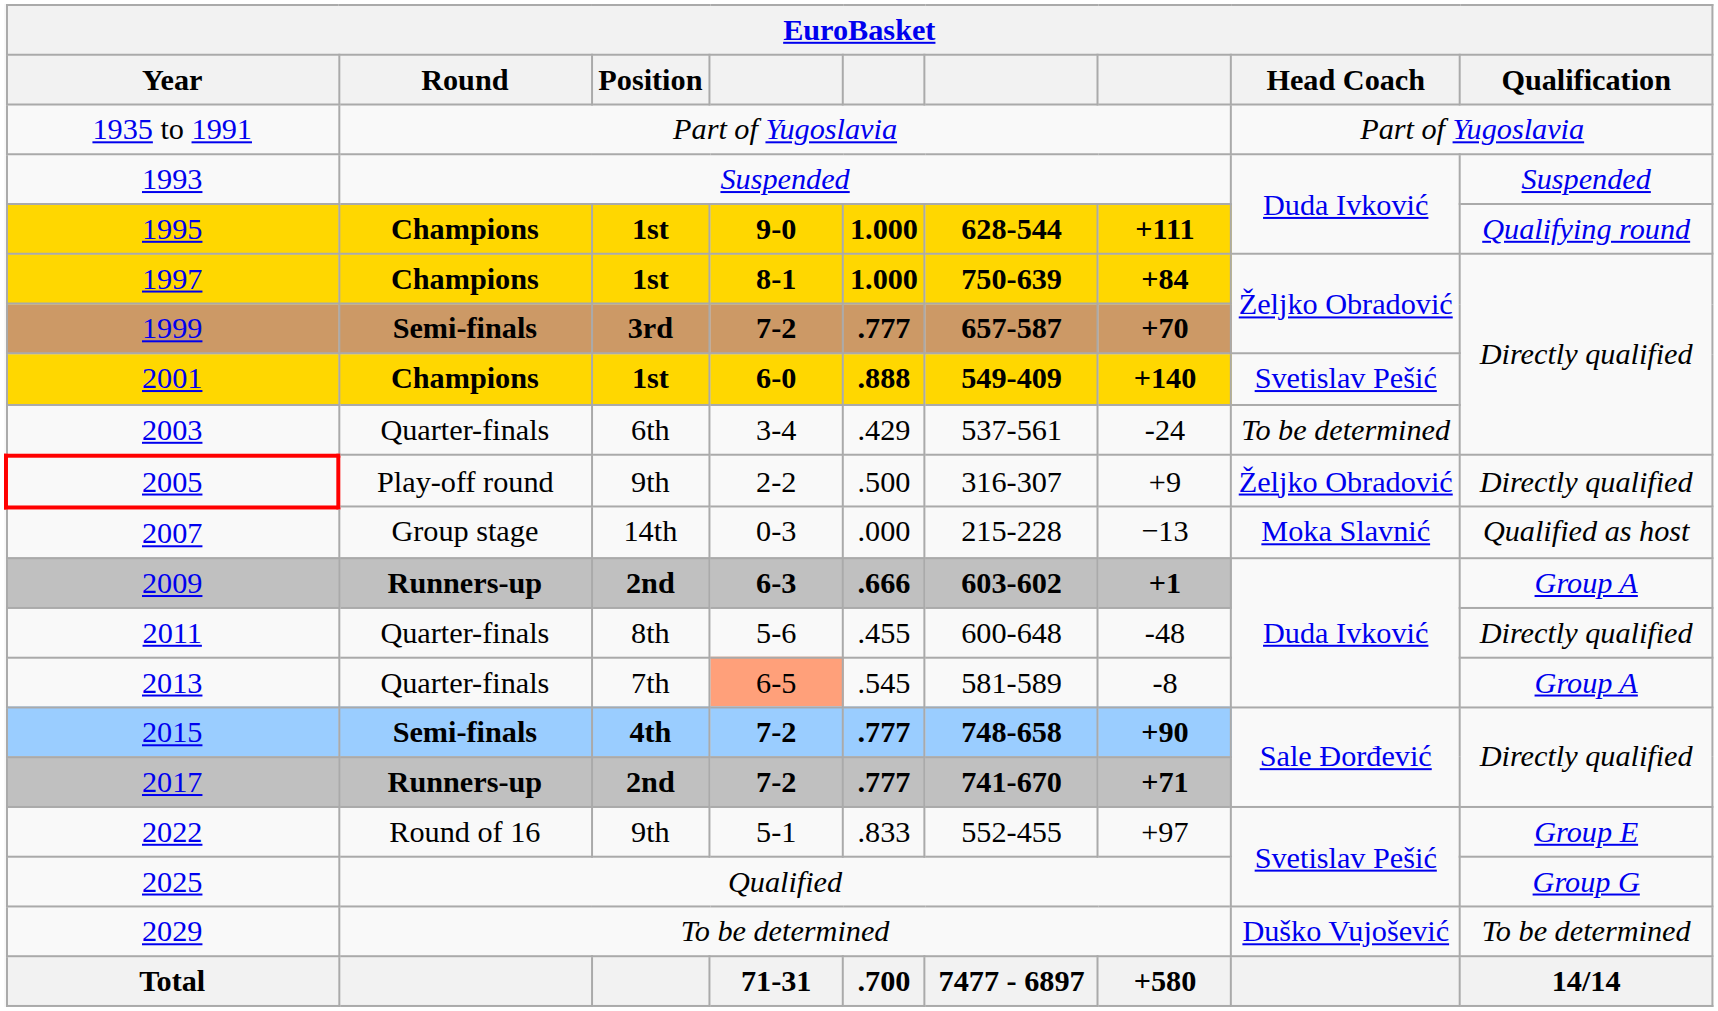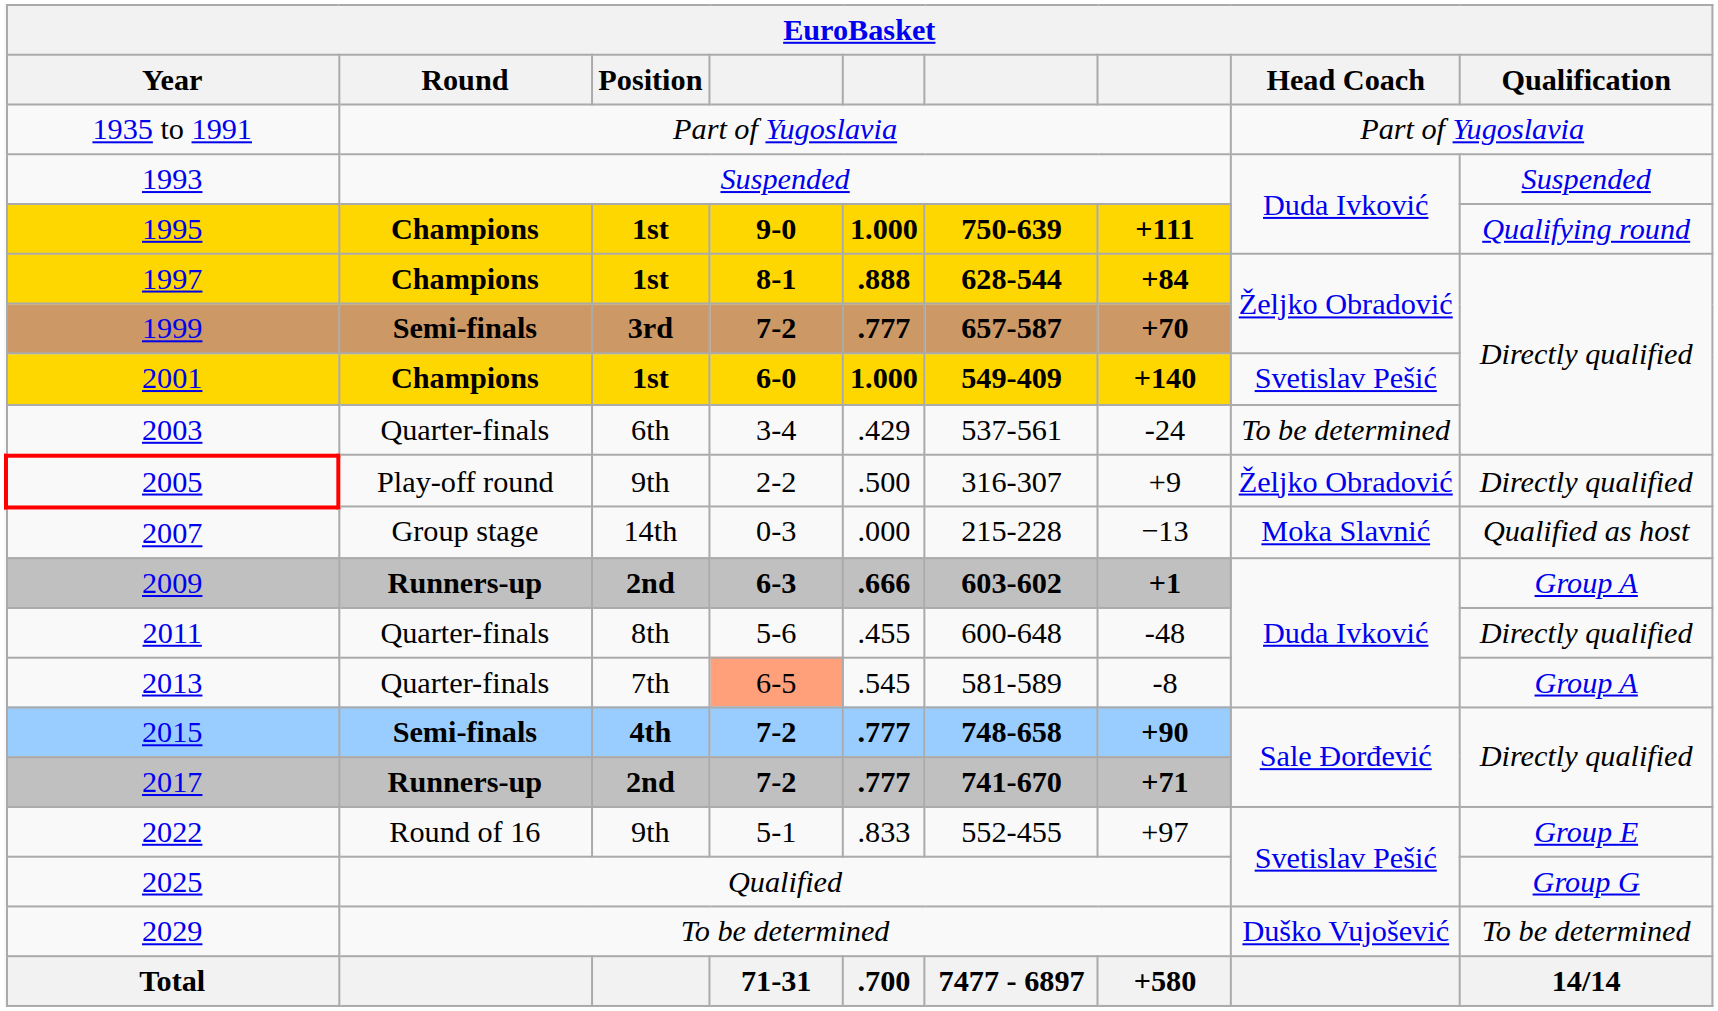(1012, 229) 628-544 -> (1012, 229) 750-639
(884, 278) 1.000 -> (884, 278) .888
(1012, 278) 750-639 -> (1012, 278) 628-544
(884, 378) .888 -> (884, 378) 1.000
